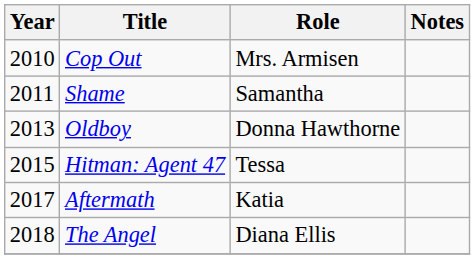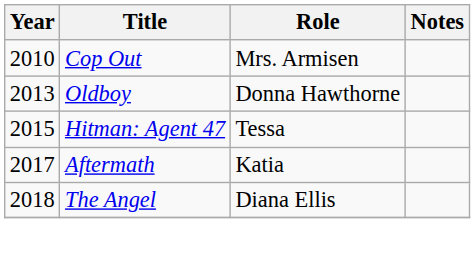- row: (95, 93)
